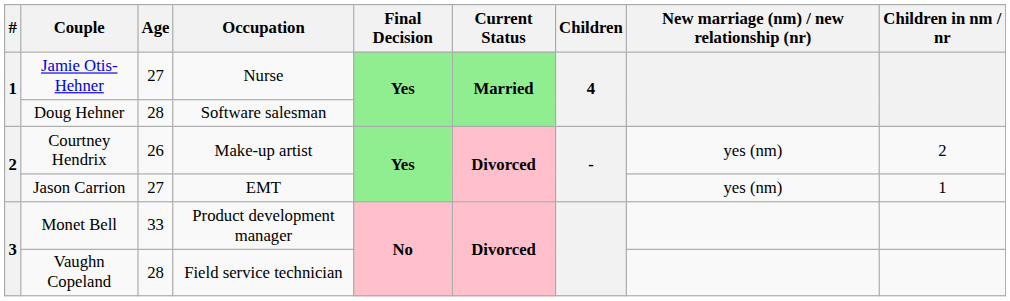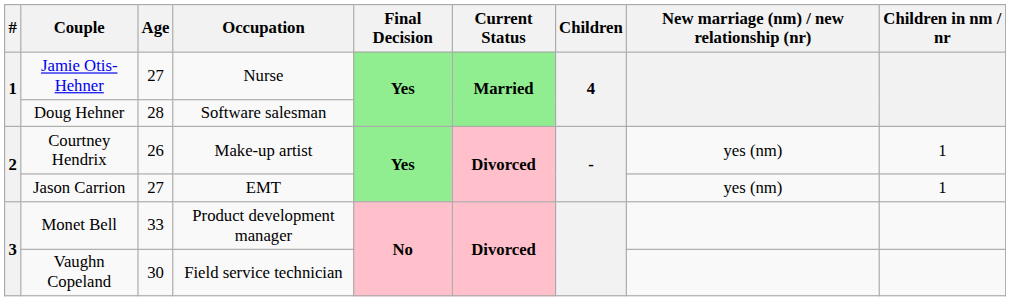(942, 150) 2 -> (942, 150) 1
(156, 272) 28 -> (156, 272) 30
